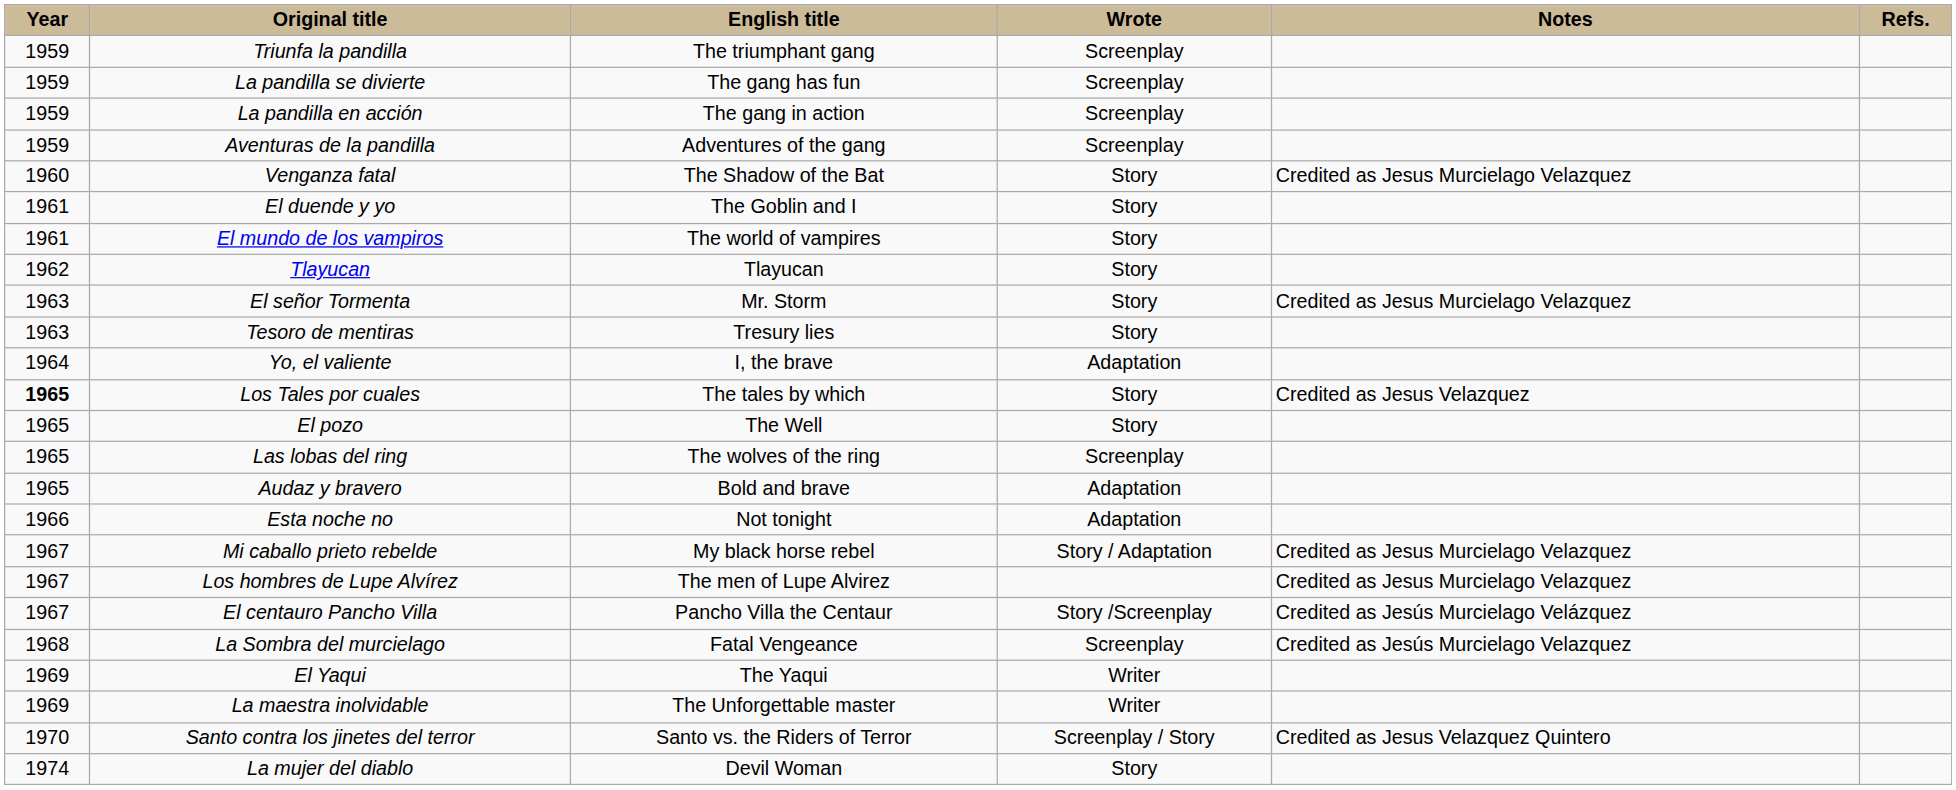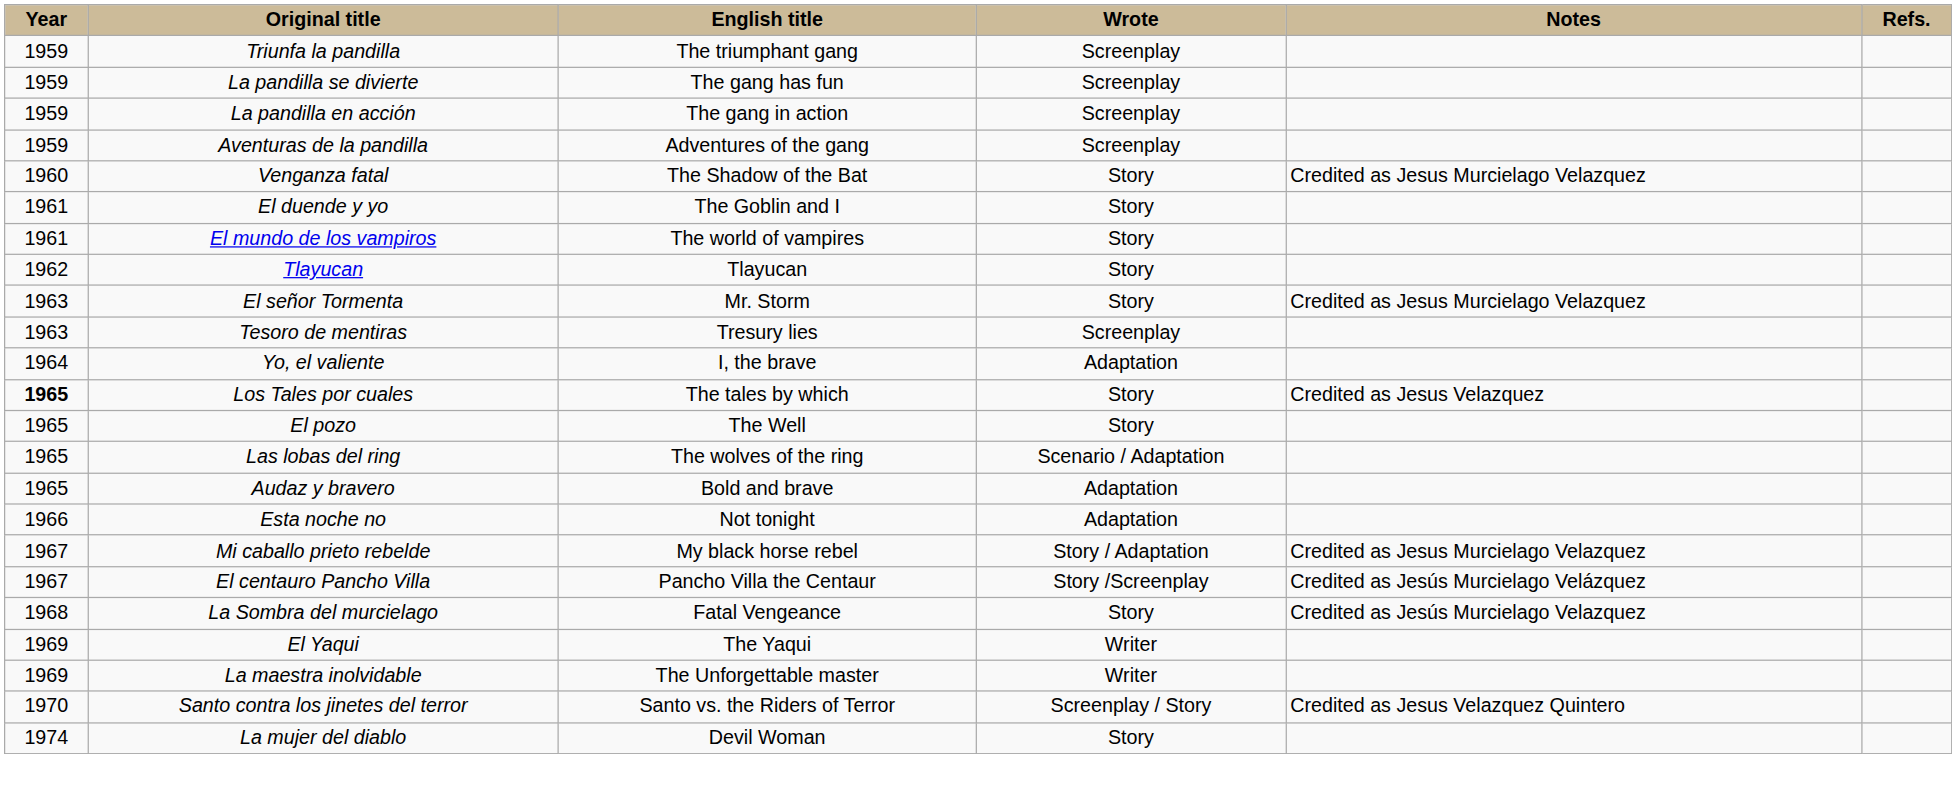(1134, 332) Story -> (1131, 332) Screenplay
(1134, 457) Screenplay -> (1131, 457) Scenario / Adaptation
- row: (330, 581)
(1134, 644) Screenplay -> (1131, 613) Story
